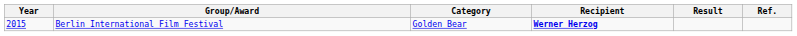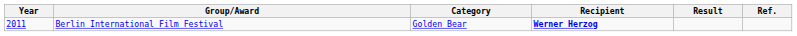(16, 24) 2015 -> (16, 24) 2011
